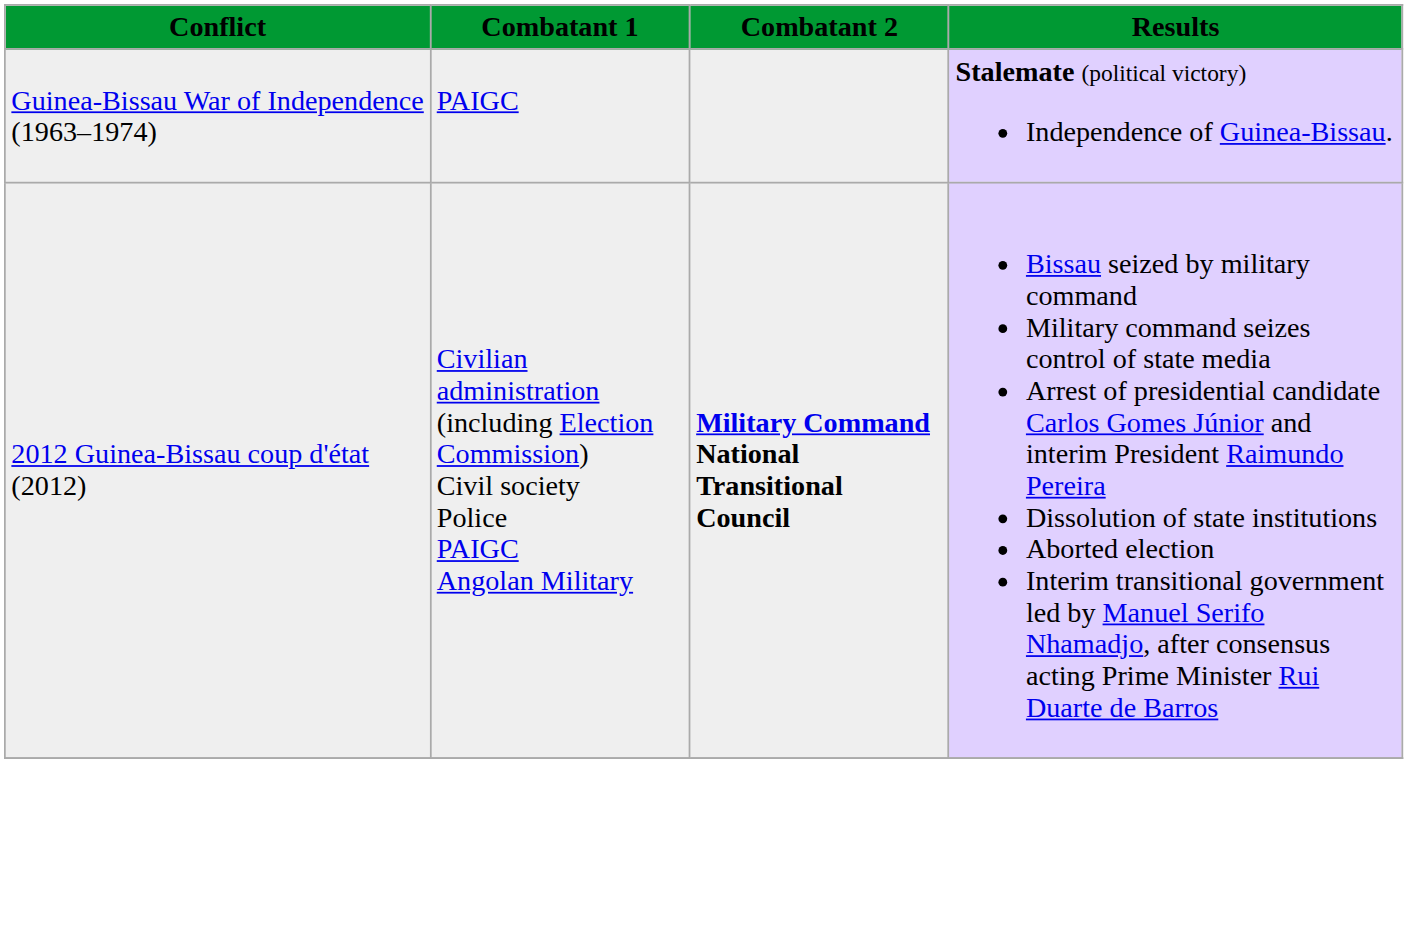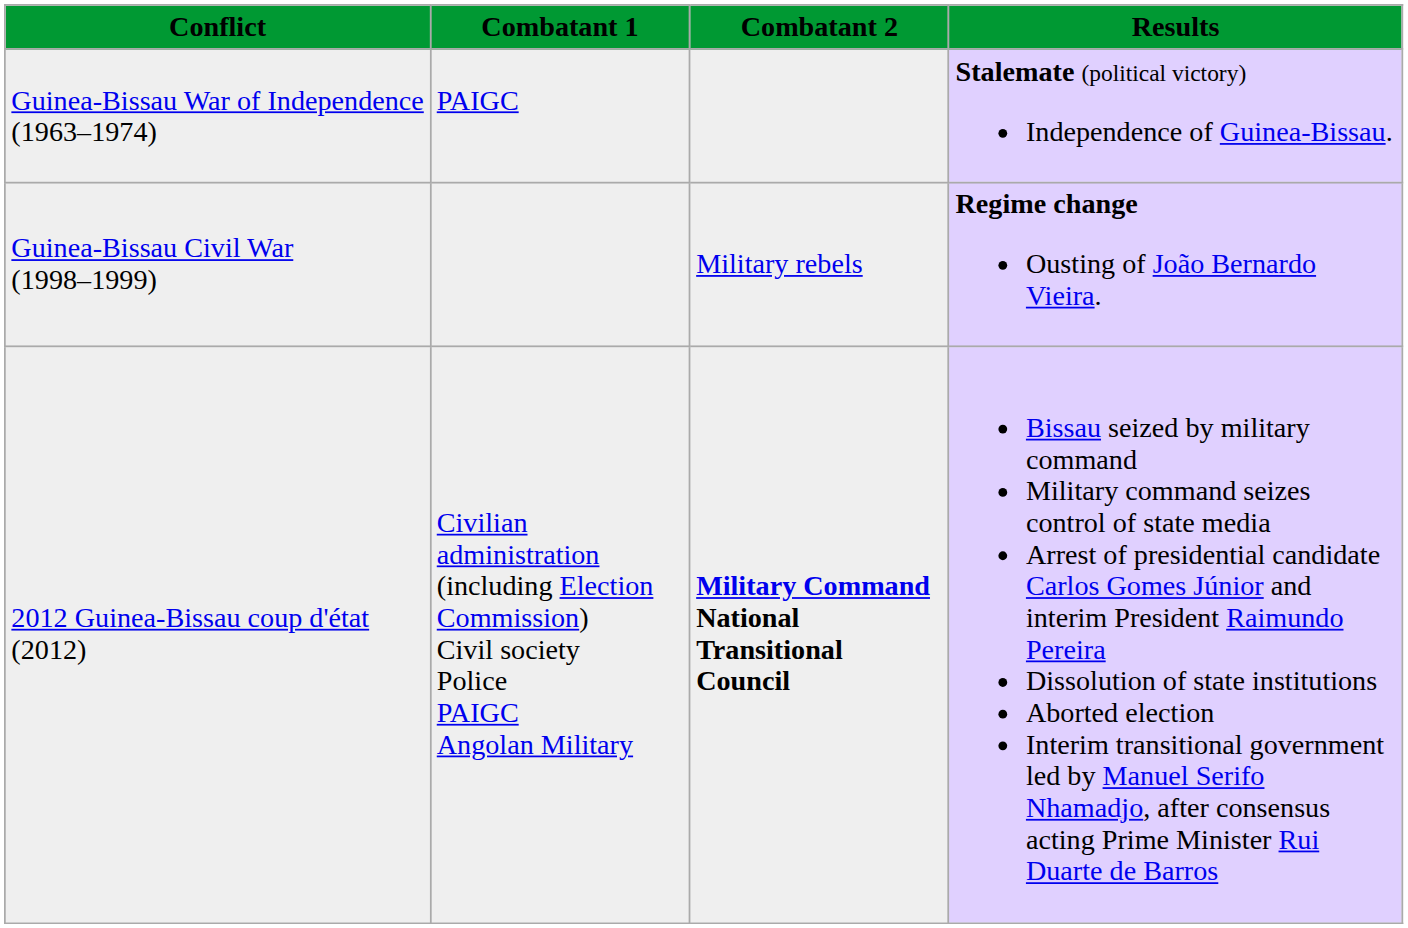+ row: (152, 263)
